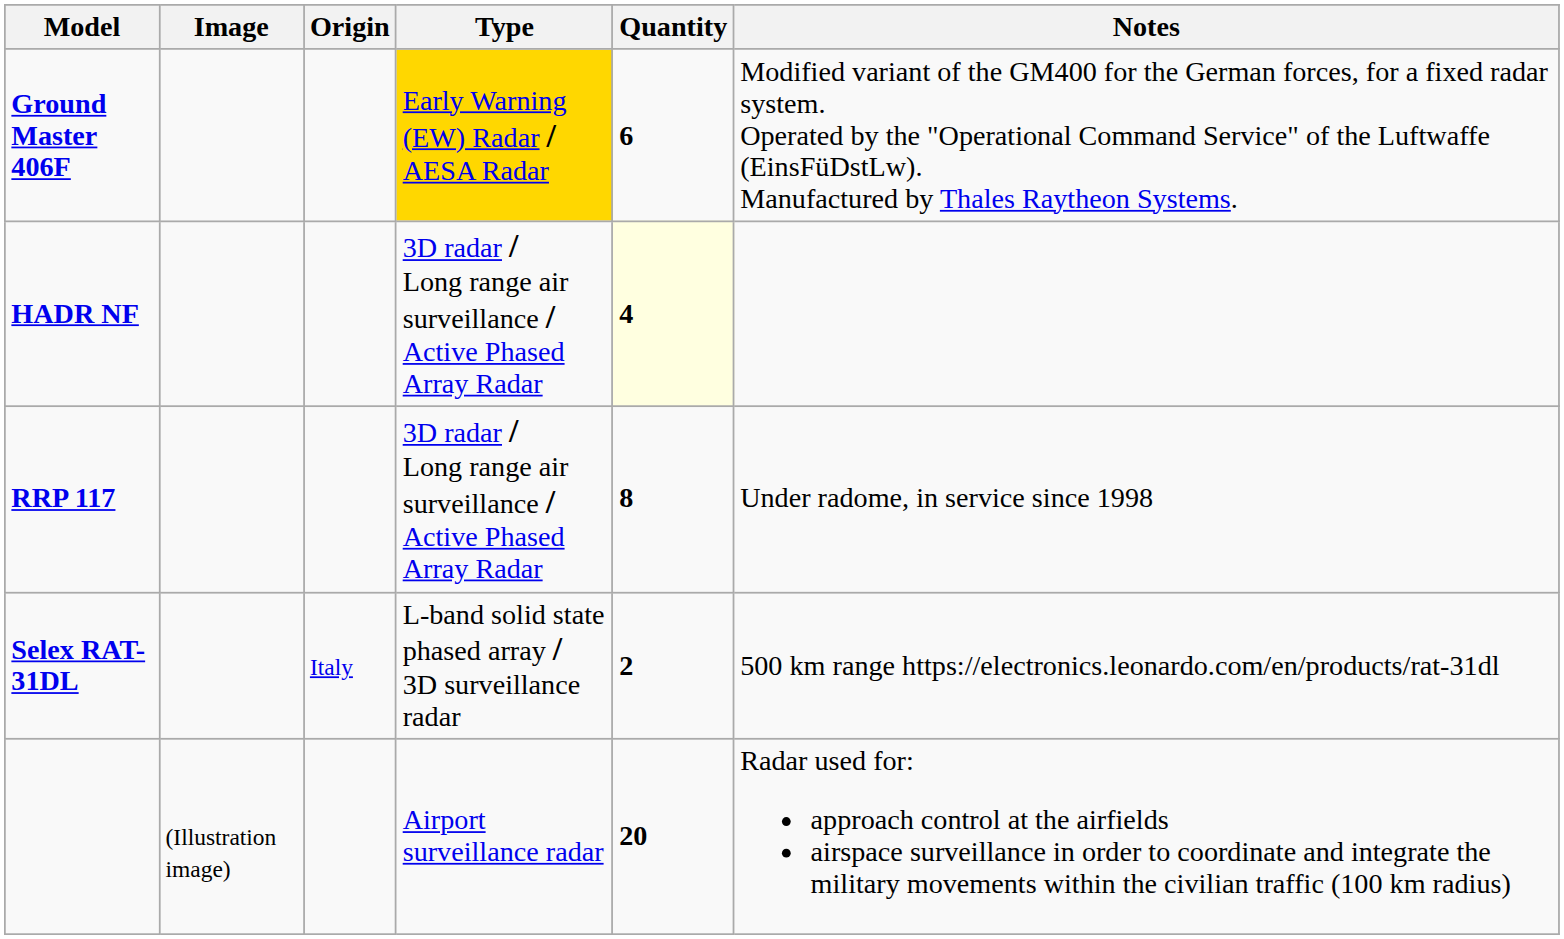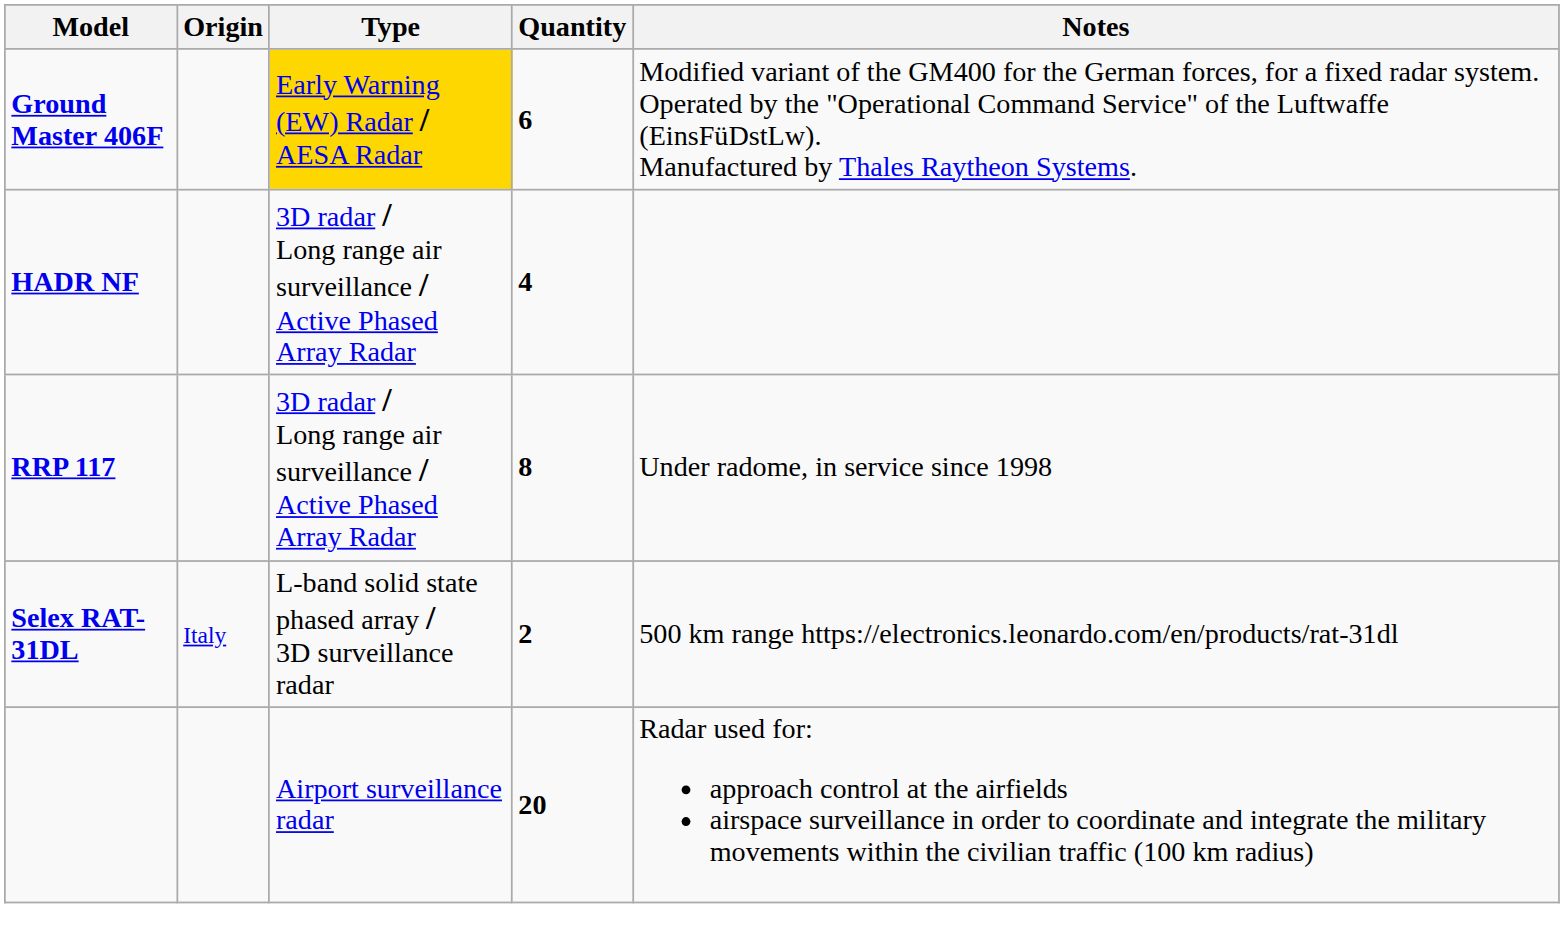- column: (231, 26)
(626, 313) lightyellow background -> (525, 281) no background
